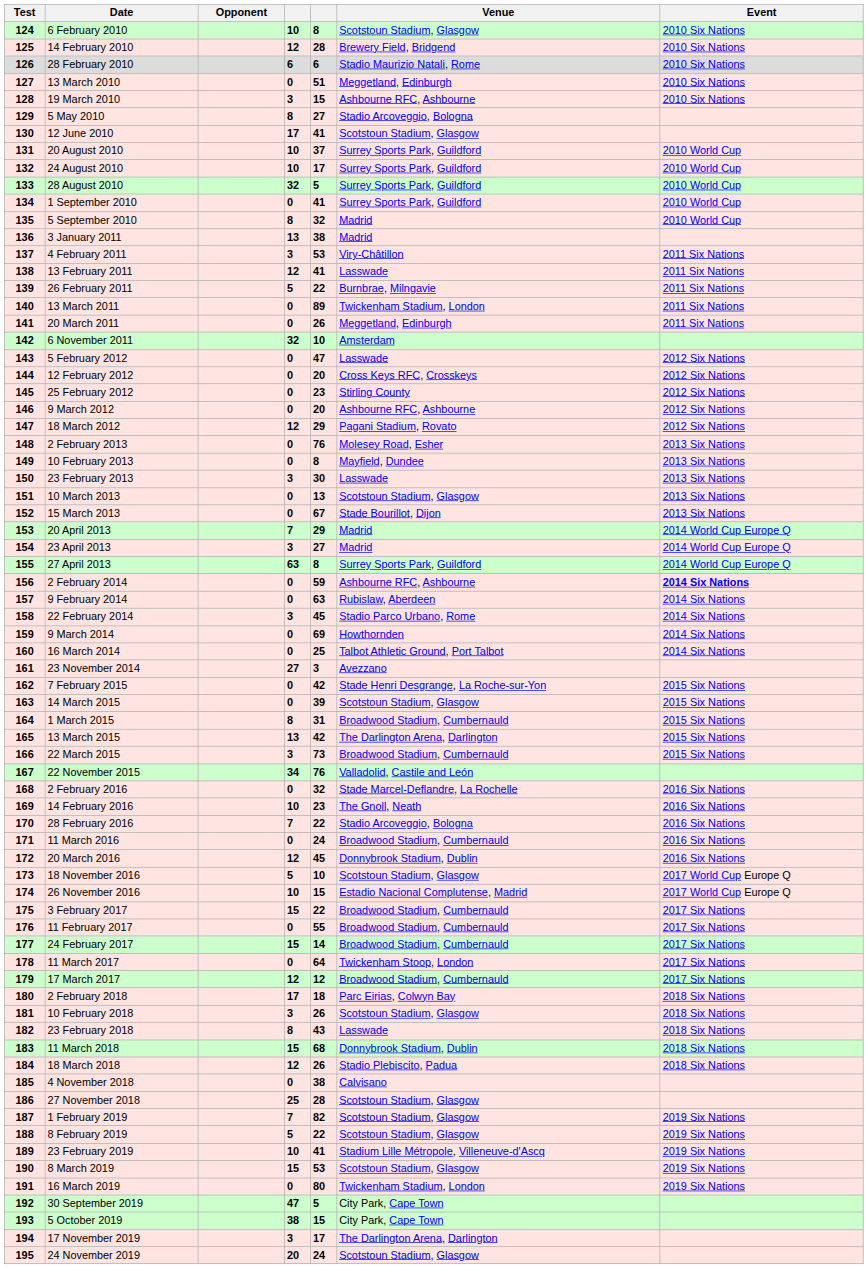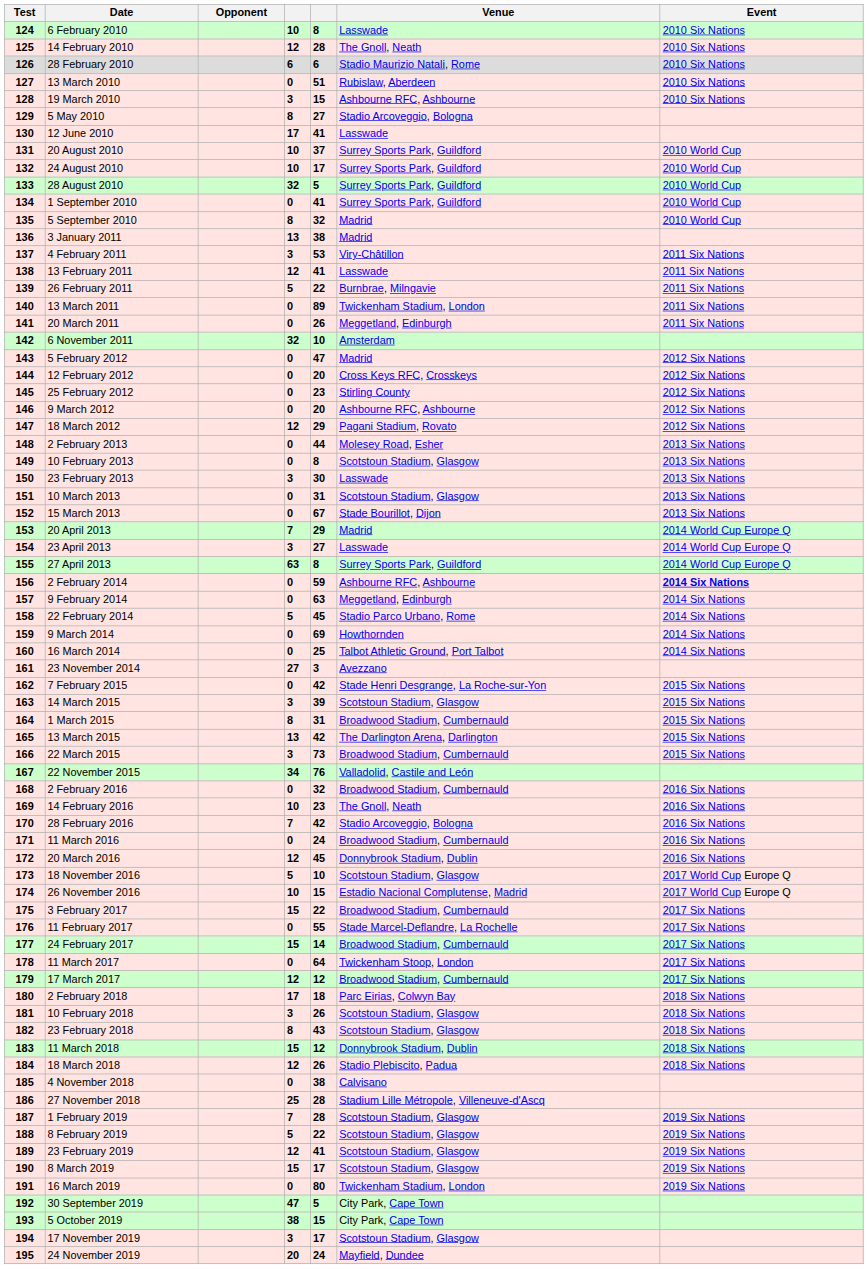(409, 30) Scotstoun Stadium, Glasgow -> (364, 30) Lasswade
(397, 47) Brewery Field, Bridgend -> (380, 47) The Gnoll, Neath
(395, 82) Meggetland, Edinburgh -> (387, 82) Rubislaw, Aberdeen
(409, 133) Scotstoun Stadium, Glasgow -> (364, 133) Lasswade
(364, 358) Lasswade -> (356, 358) Madrid
(319, 444) 76 -> (319, 444) 44
(381, 461) Mayfield, Dundee -> (409, 461) Scotstoun Stadium, Glasgow
(319, 496) 13 -> (319, 496) 31
(356, 548) Madrid -> (364, 548) Lasswade
(387, 599) Rubislaw, Aberdeen -> (395, 599) Meggetland, Edinburgh
(290, 617) 3 -> (290, 617) 5
(290, 703) 0 -> (290, 703) 3
(428, 789) Stade Marcel-Deflandre, La Rochelle -> (424, 789) Broadwood Stadium, Cumbernauld
(319, 824) 22 -> (319, 824) 42
(424, 927) Broadwood Stadium, Cumbernauld -> (428, 927) Stade Marcel-Deflandre, La Rochelle
(364, 1031) Lasswade -> (409, 1031) Scotstoun Stadium, Glasgow
(319, 1048) 68 -> (319, 1048) 12
(409, 1100) Scotstoun Stadium, Glasgow -> (442, 1100) Stadium Lille Métropole, Villeneuve-d'Ascq
(319, 1117) 82 -> (319, 1117) 28
(293, 1151) 10 -> (293, 1151) 12
(442, 1151) Stadium Lille Métropole, Villeneuve-d'Ascq -> (409, 1151) Scotstoun Stadium, Glasgow
(319, 1169) 53 -> (319, 1169) 17
(418, 1238) The Darlington Arena, Darlington -> (409, 1238) Scotstoun Stadium, Glasgow
(409, 1255) Scotstoun Stadium, Glasgow -> (381, 1255) Mayfield, Dundee
